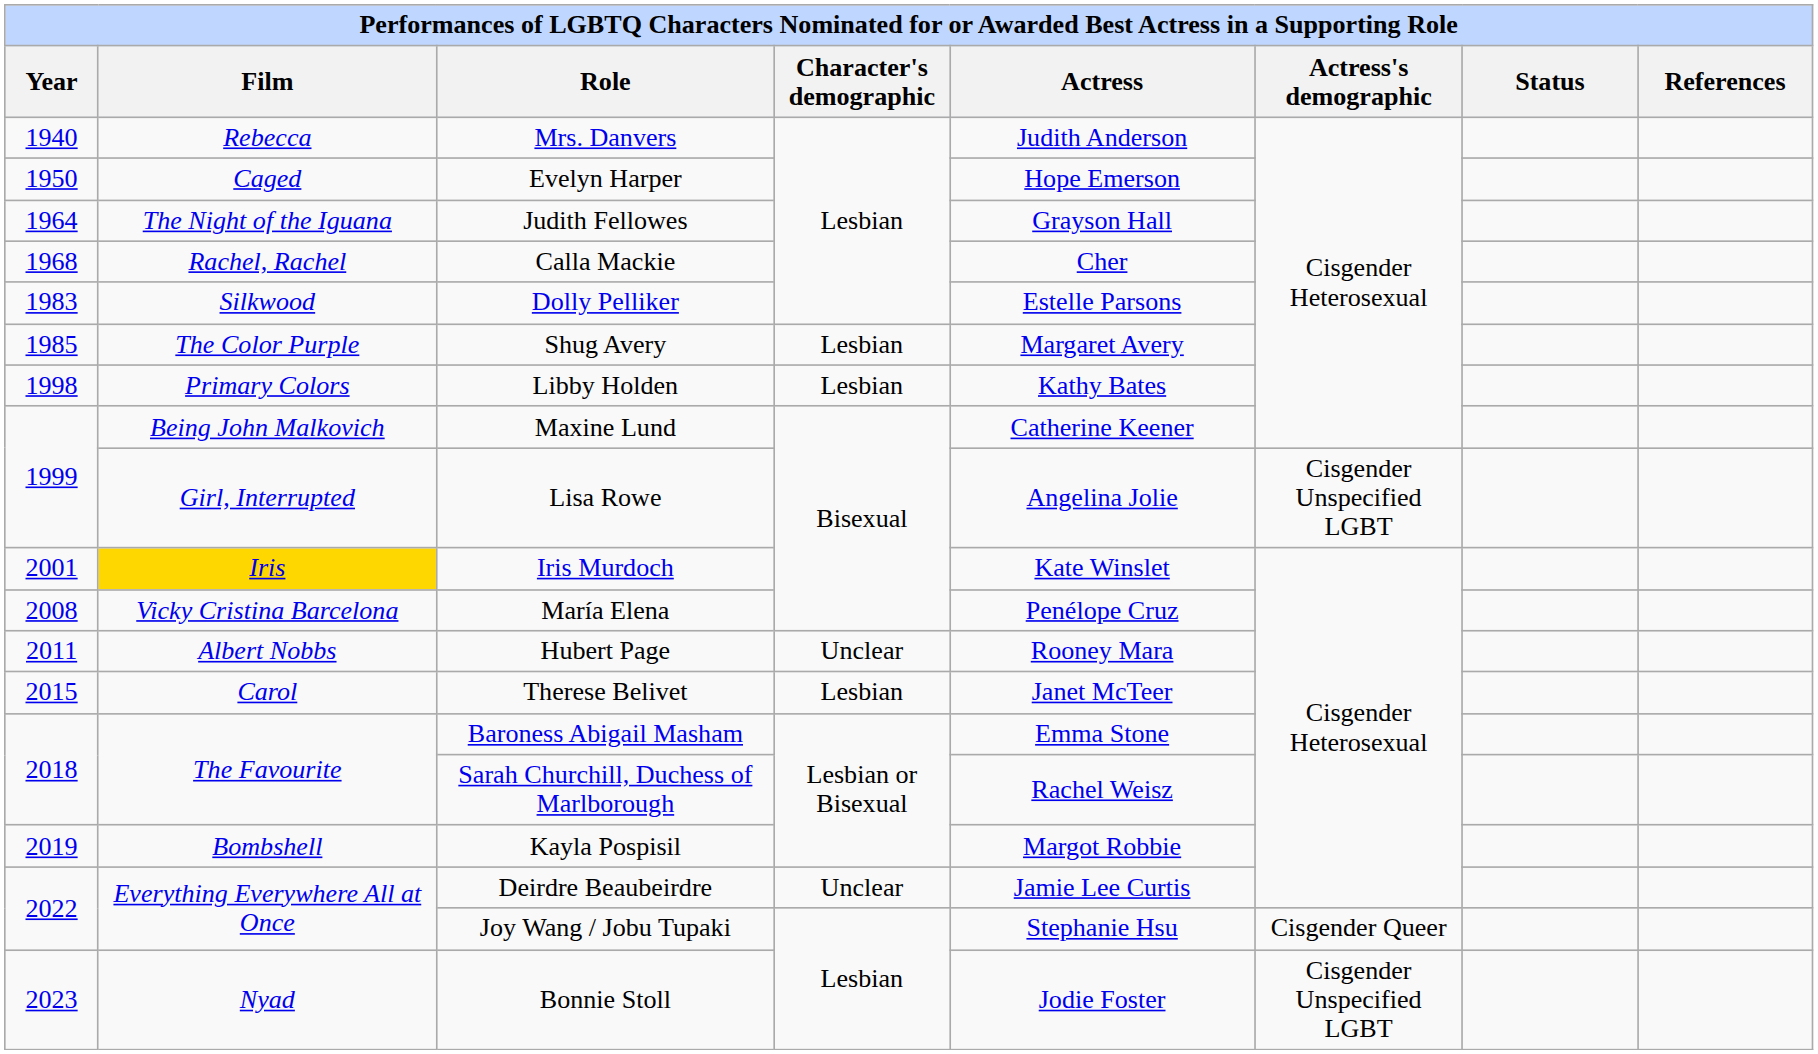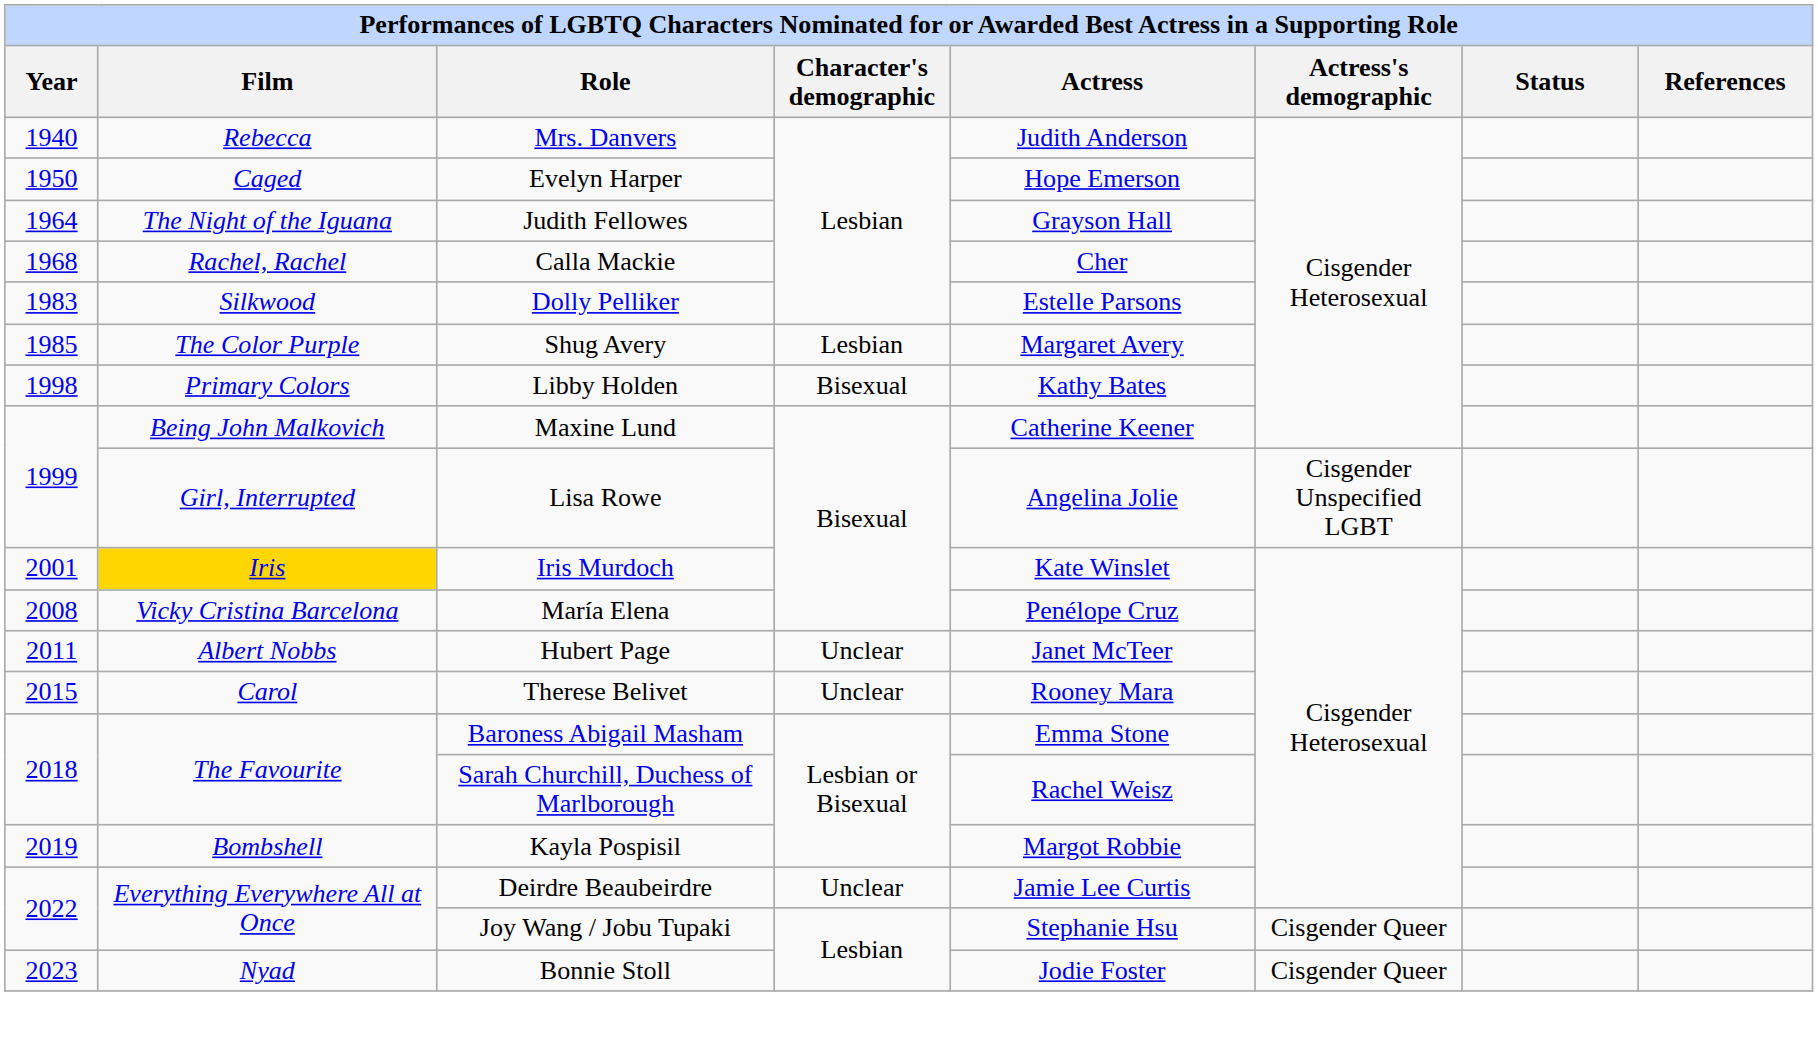(862, 385) Lesbian -> (862, 385) Bisexual
(1102, 650) Rooney Mara -> (1102, 650) Janet McTeer
(862, 692) Lesbian -> (862, 692) Unclear
(1102, 692) Janet McTeer -> (1102, 692) Rooney Mara
(1359, 999) Cisgender Unspecified LGBT -> (1359, 969) Cisgender Queer
